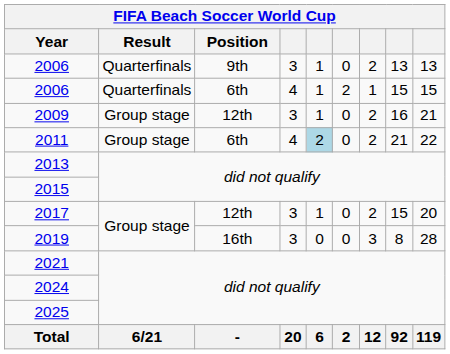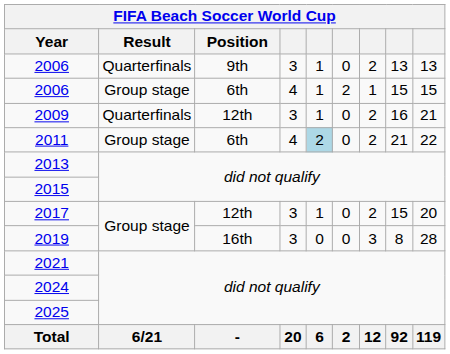(147, 90) Quarterfinals -> (147, 90) Group stage
(147, 115) Group stage -> (147, 115) Quarterfinals
